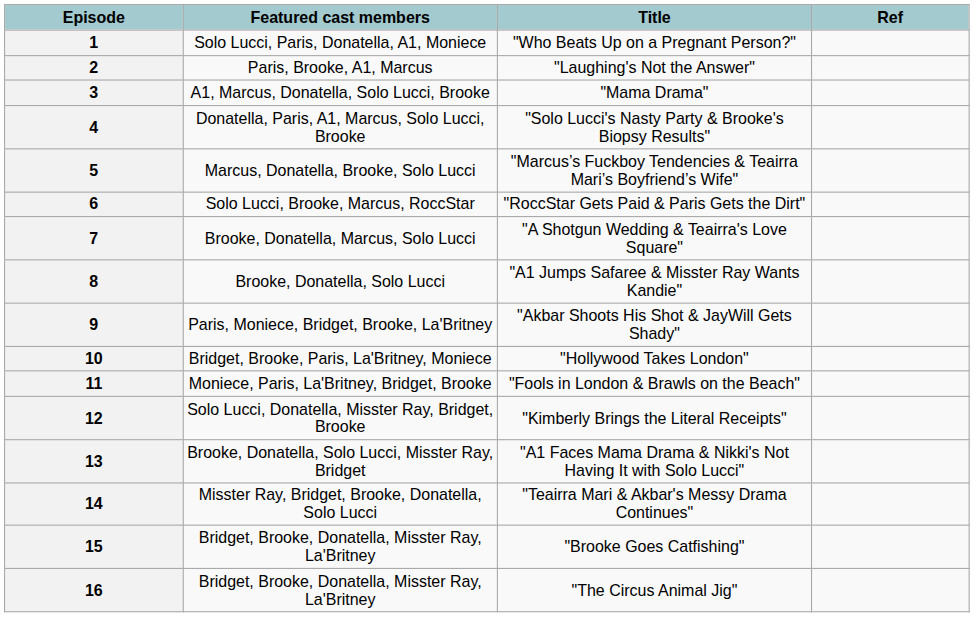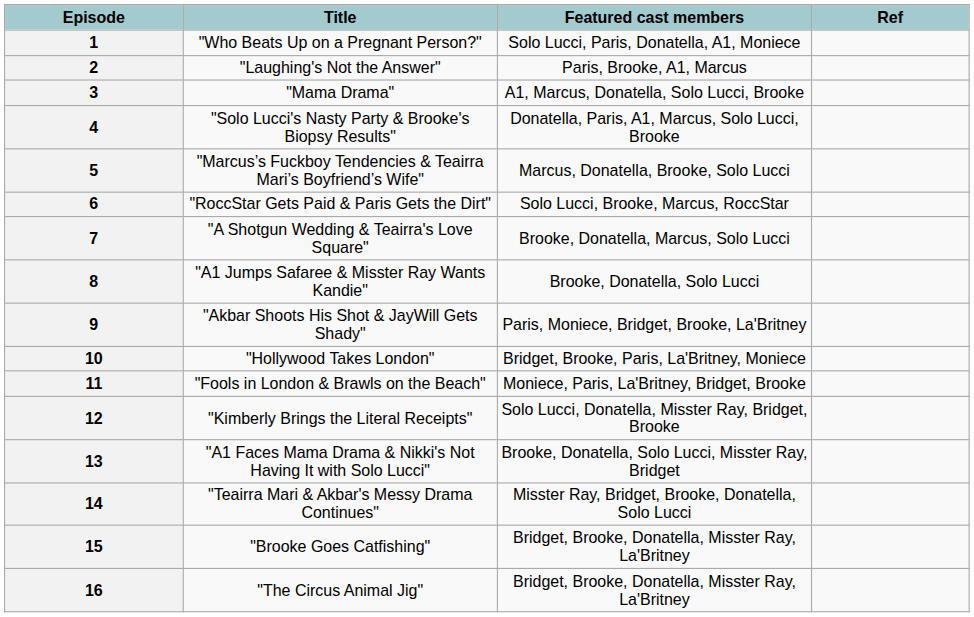columns swapped: (654, 18) <-> (340, 18)
